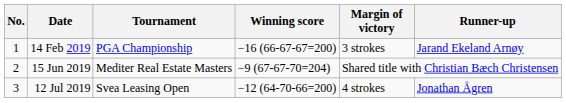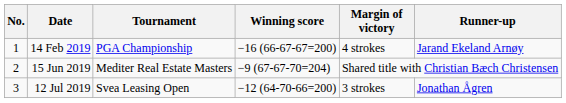(363, 48) 3 strokes -> (363, 48) 4 strokes
(363, 88) 4 strokes -> (363, 88) 3 strokes
